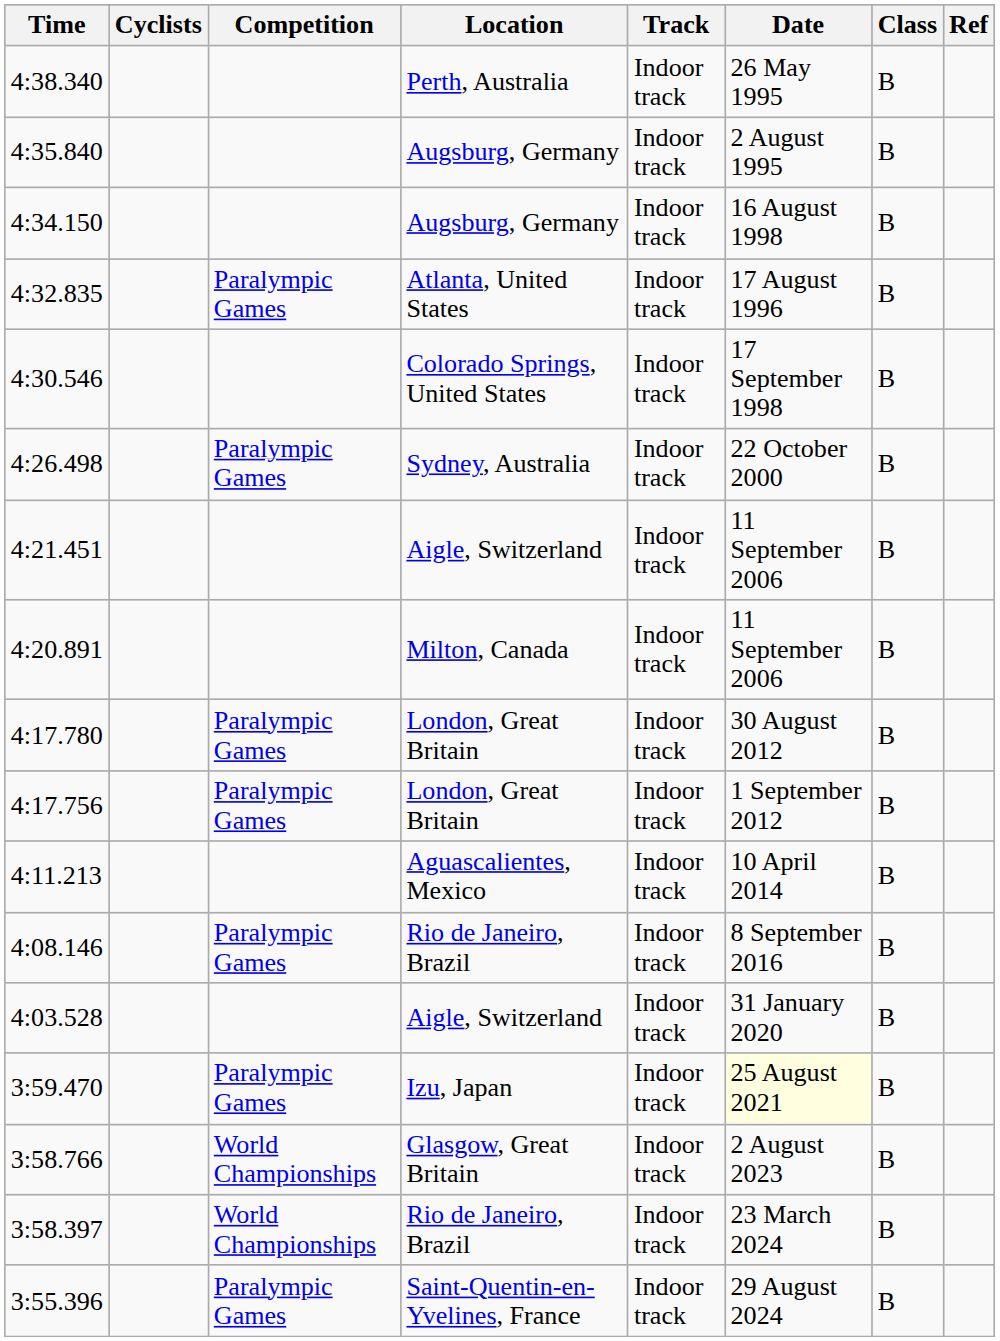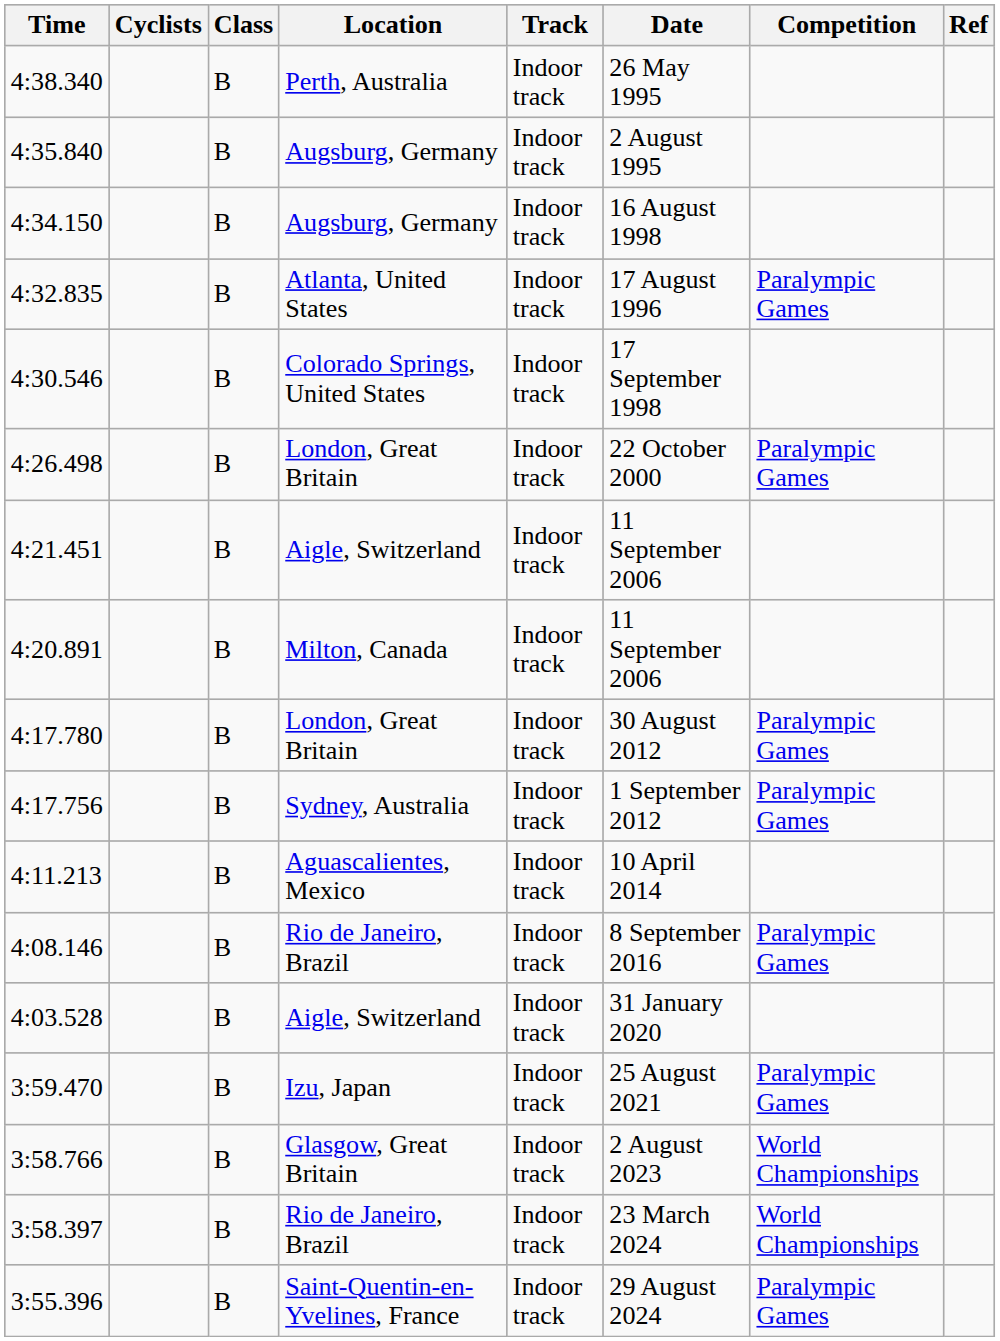columns swapped: (907, 25) <-> (304, 25)
(498, 464) Sydney, Australia -> (361, 464) London, Great Britain
(482, 805) London, Great Britain -> (377, 805) Sydney, Australia
(784, 1088) lightyellow background -> (663, 1088) no background
